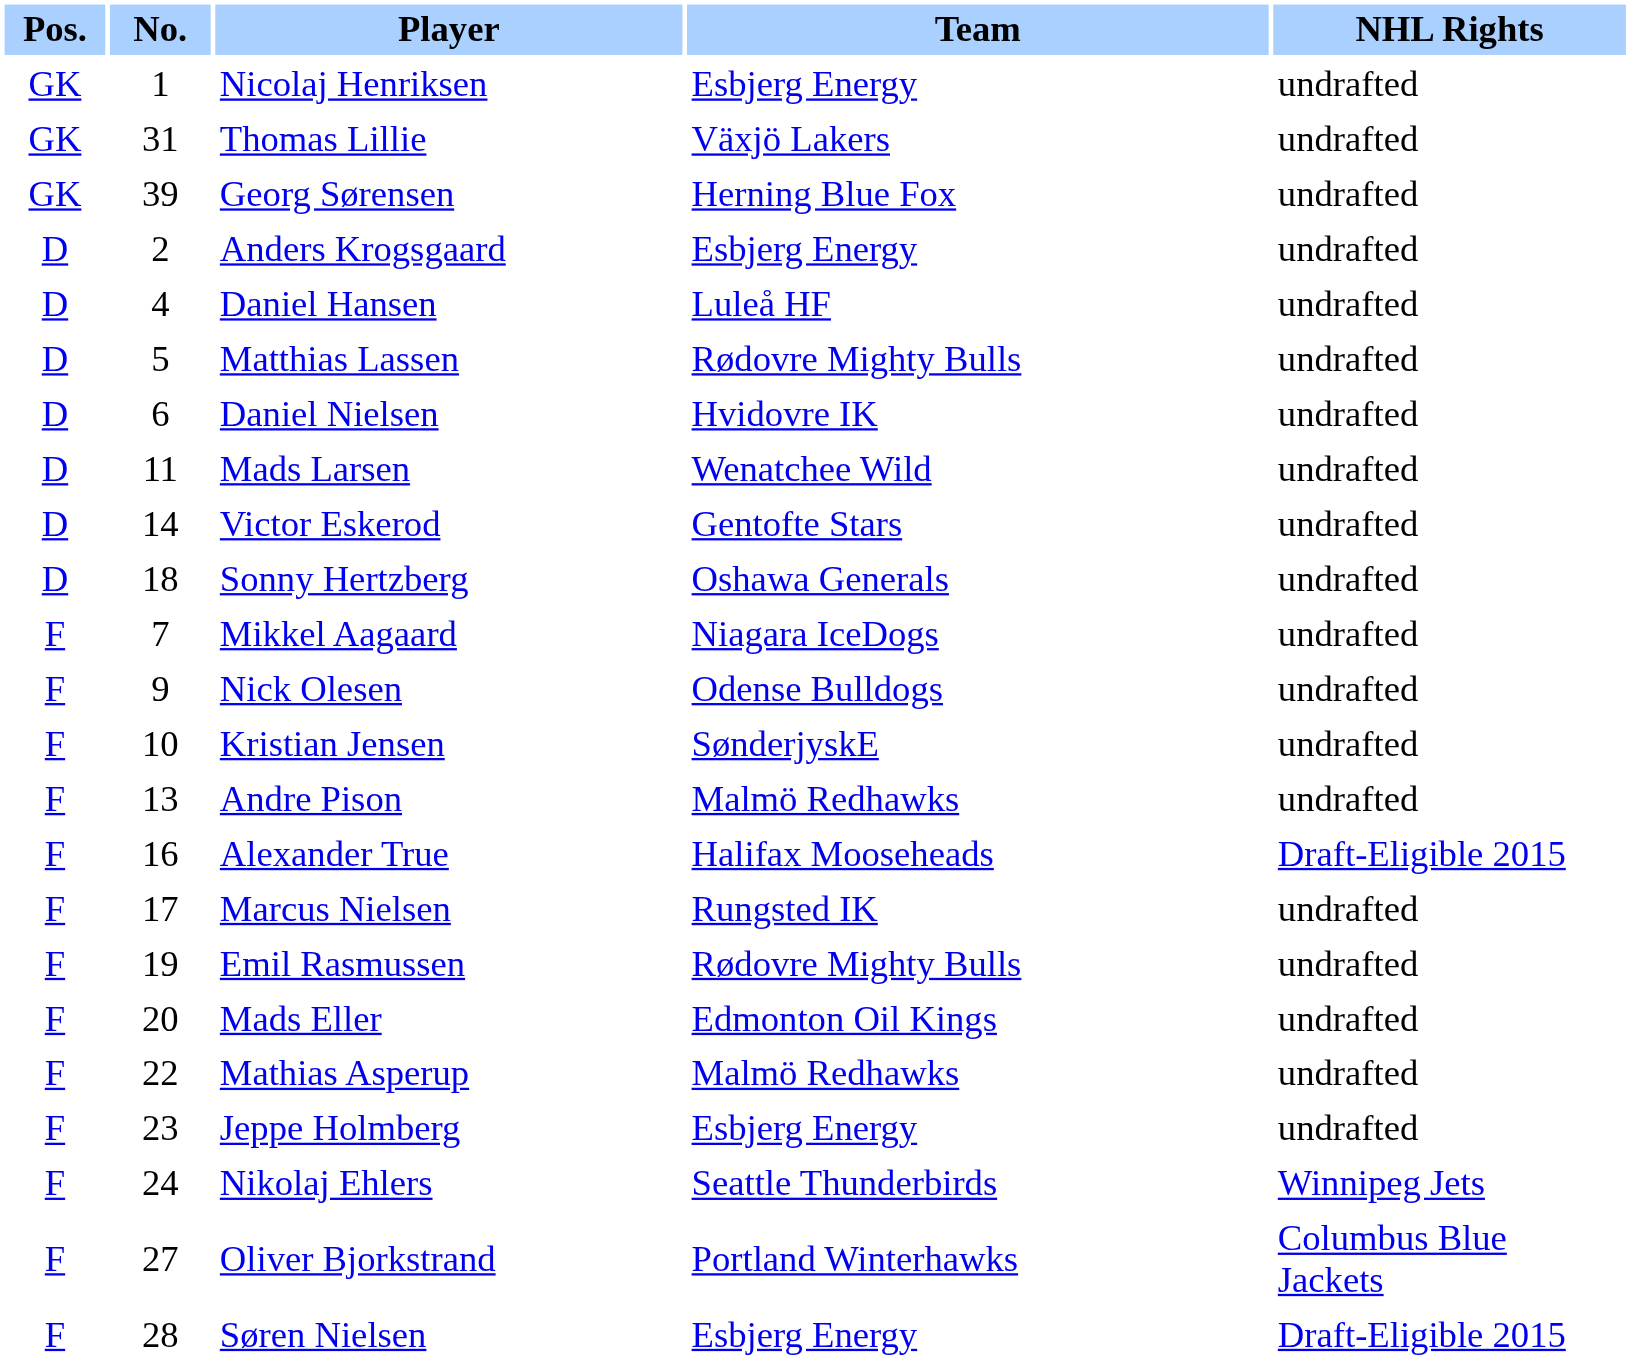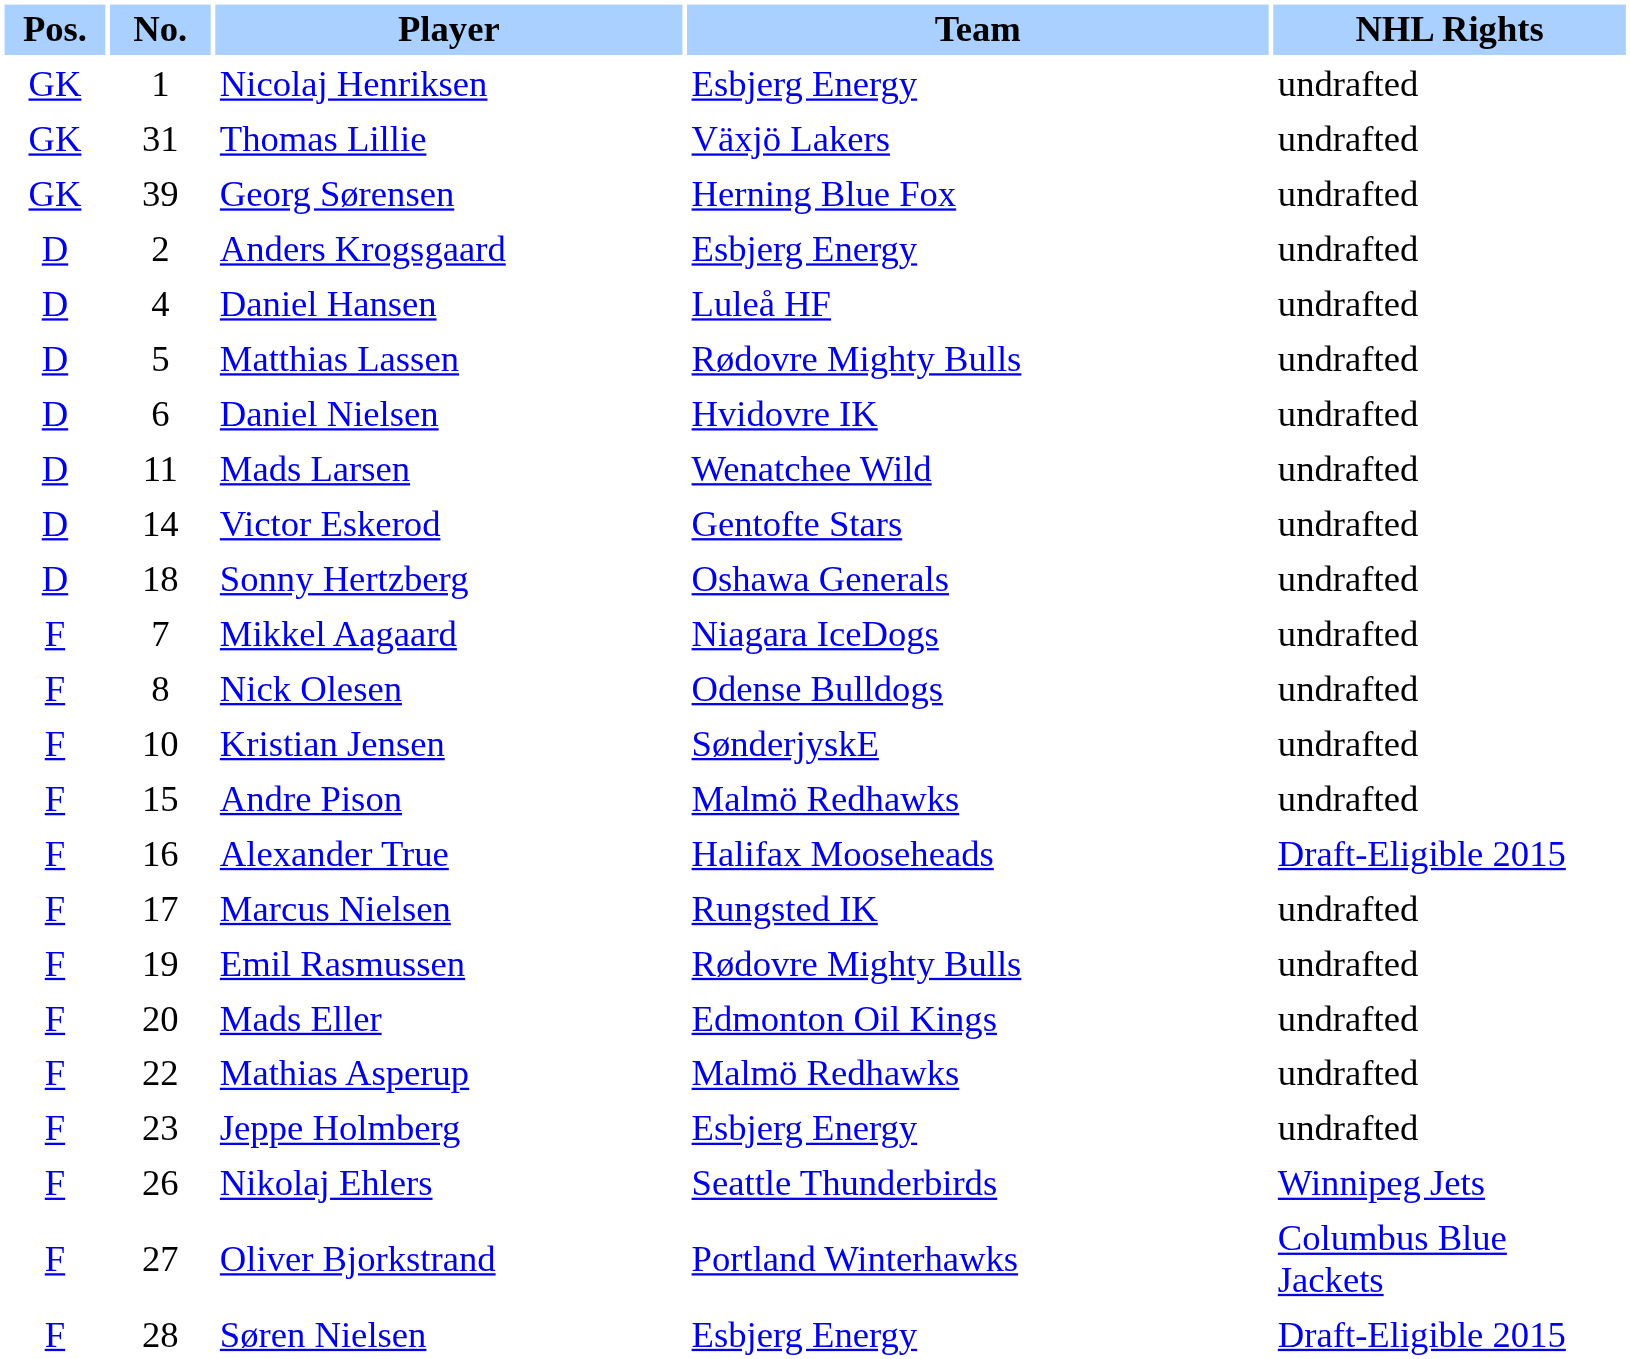(160, 688) 9 -> (160, 688) 8
(160, 798) 13 -> (160, 798) 15
(160, 1183) 24 -> (160, 1183) 26
